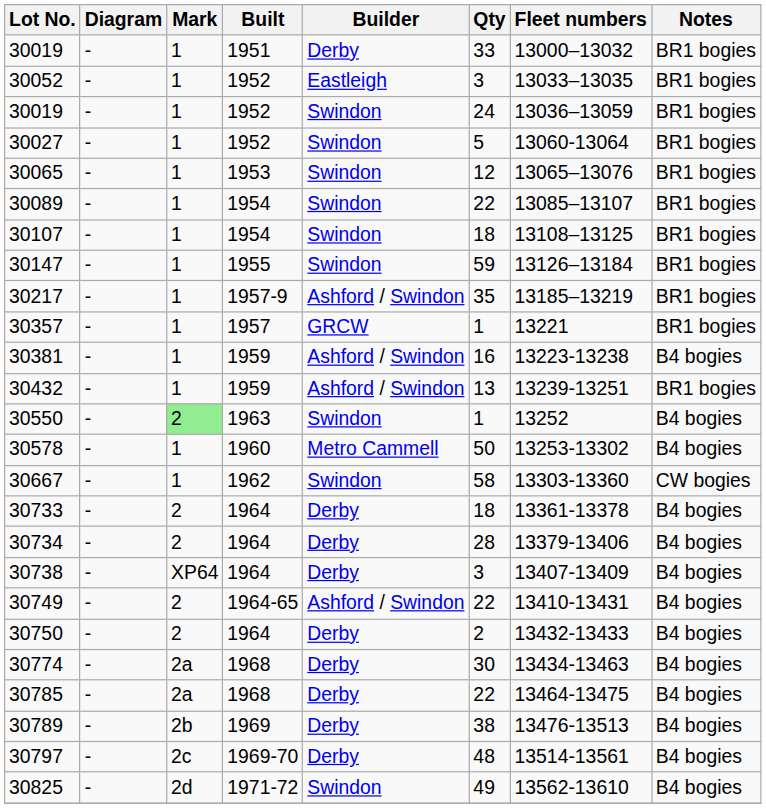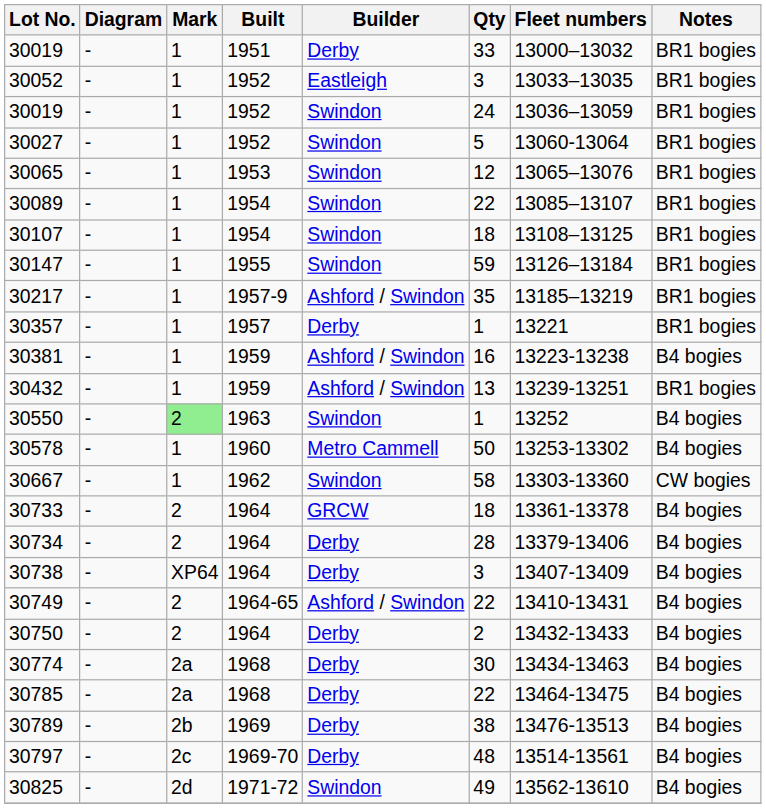(338, 326) GRCW -> (333, 326) Derby
(333, 511) Derby -> (338, 511) GRCW
